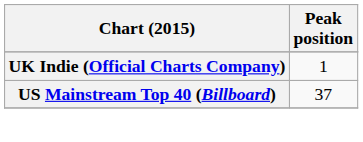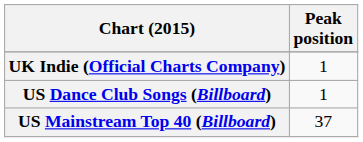+ row: (147, 94)
